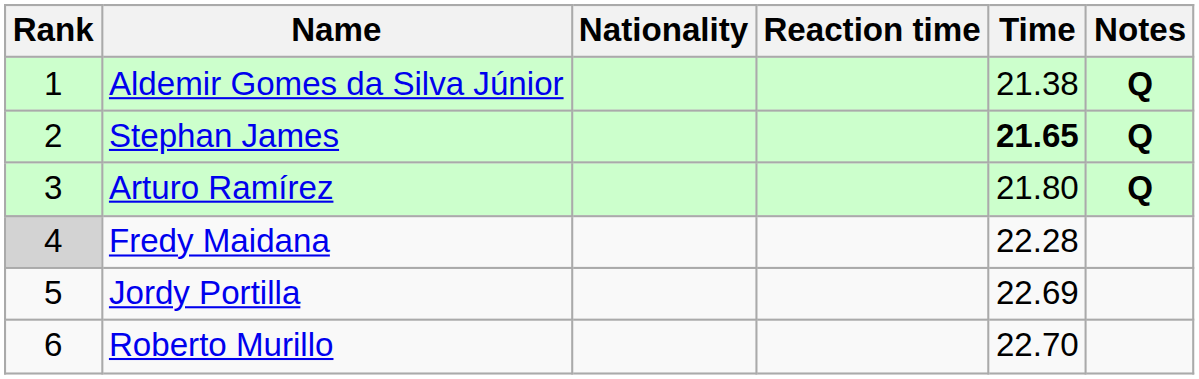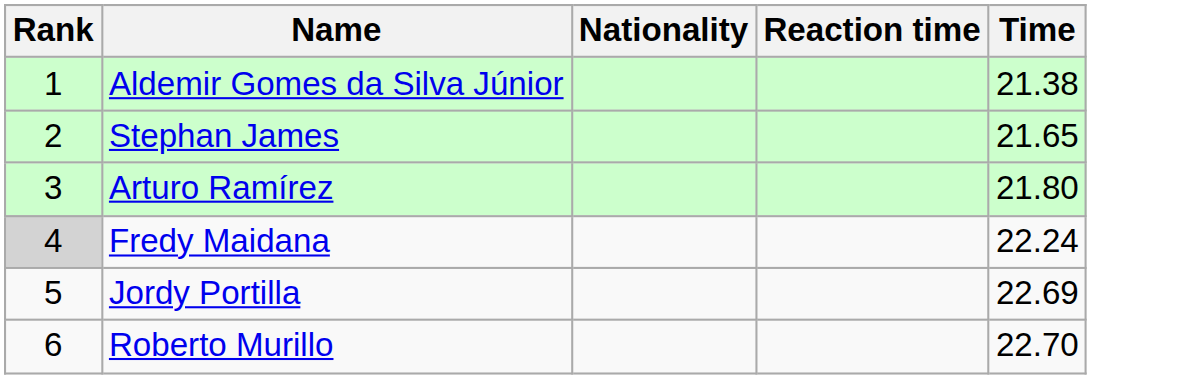- column: (1140, 30)
(1037, 135) bold -> (1037, 135) normal
(1037, 240) 22.28 -> (1037, 240) 22.24
